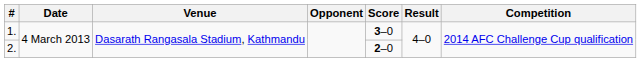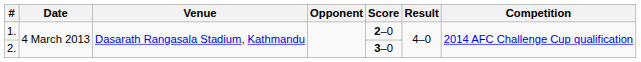(384, 31) 3–0 -> (384, 31) 2–0
(384, 48) 2–0 -> (384, 48) 3–0
